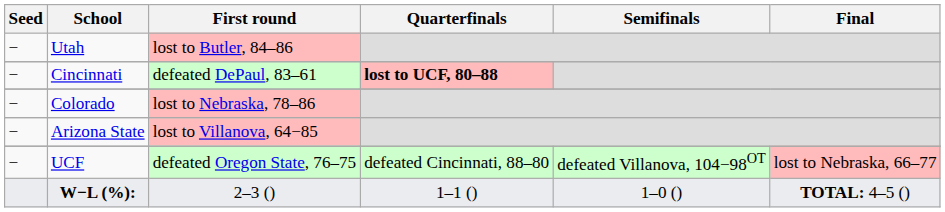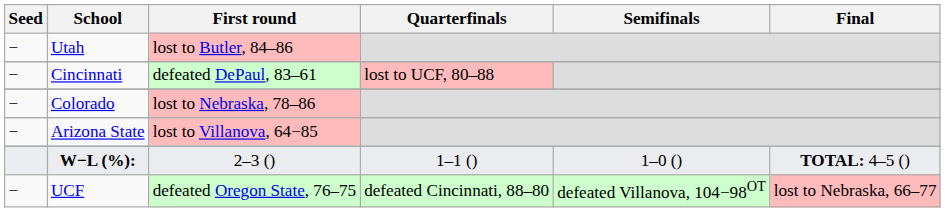(431, 75) bold -> (429, 75) normal
rows swapped: (68, 162) <-> (98, 193)
